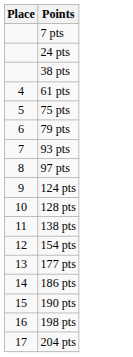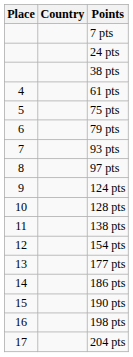+ column: (62, 14)
